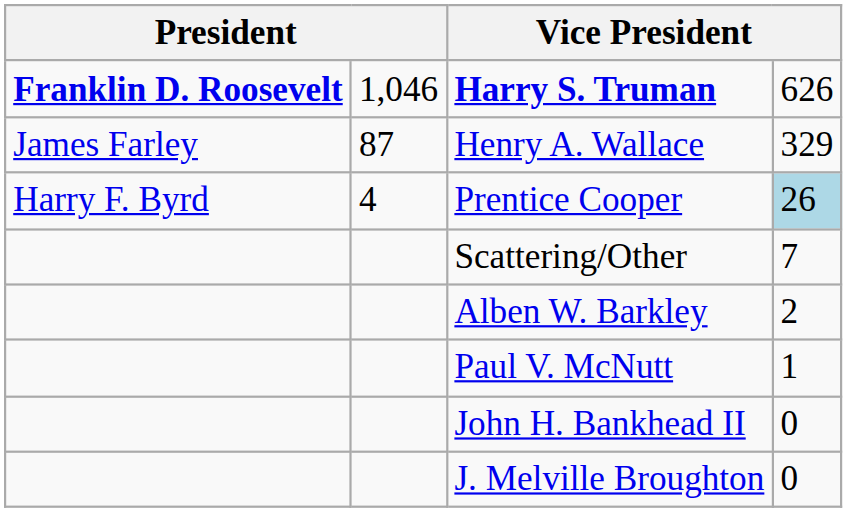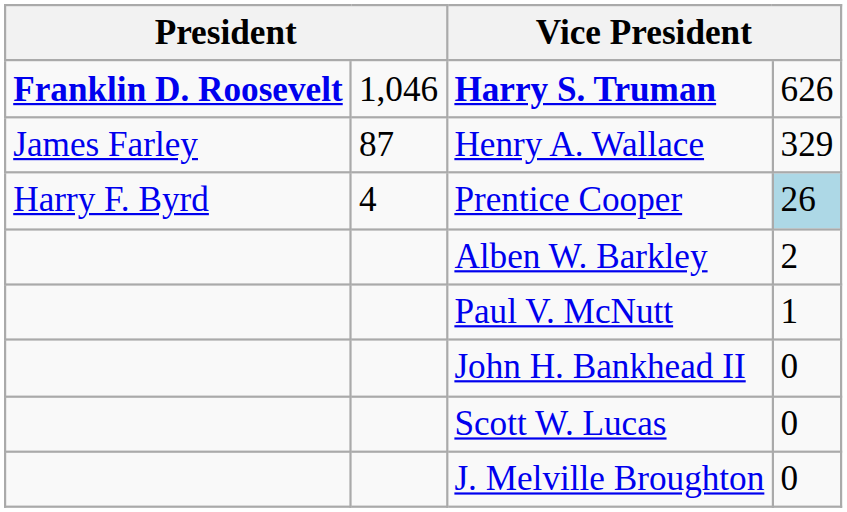- row: (571, 255)
+ row: (560, 423)
